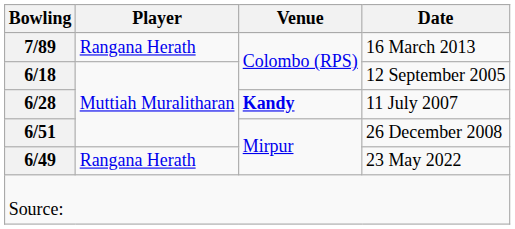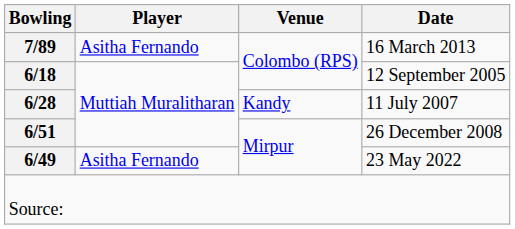(138, 47) Rangana Herath -> (139, 47) Asitha Fernando
(269, 103) bold -> (267, 103) normal
(138, 160) Rangana Herath -> (139, 160) Asitha Fernando
